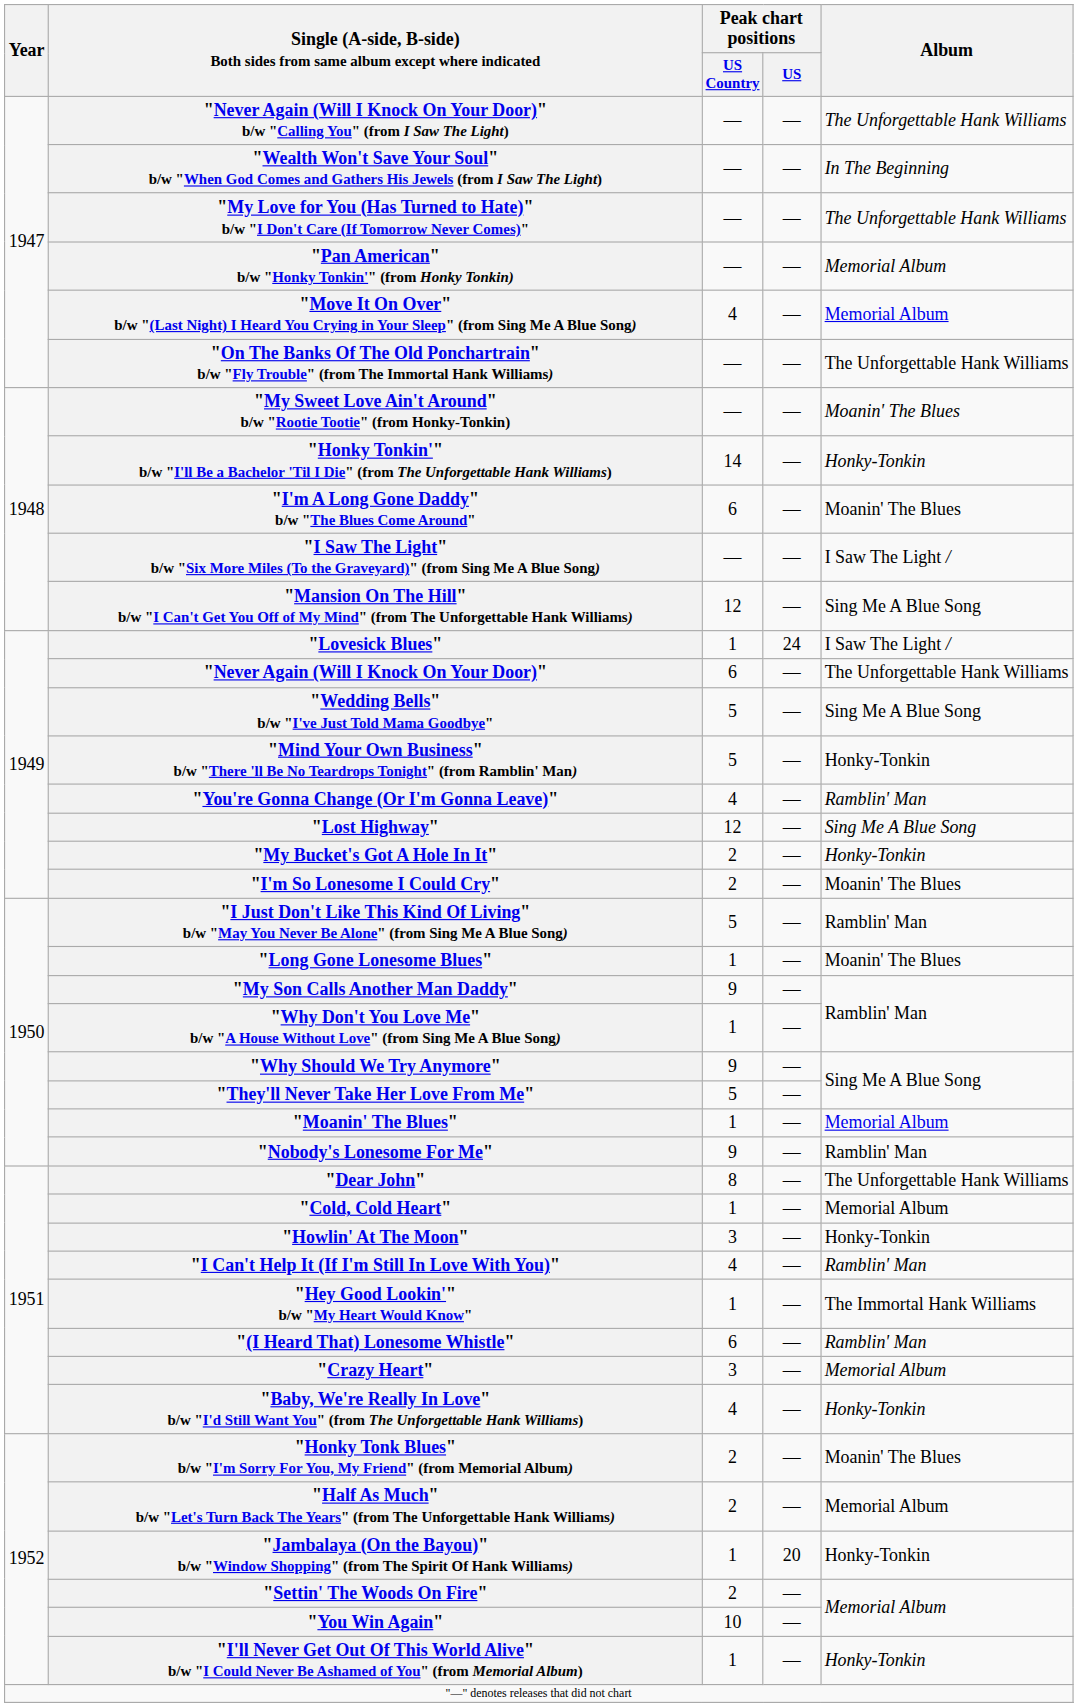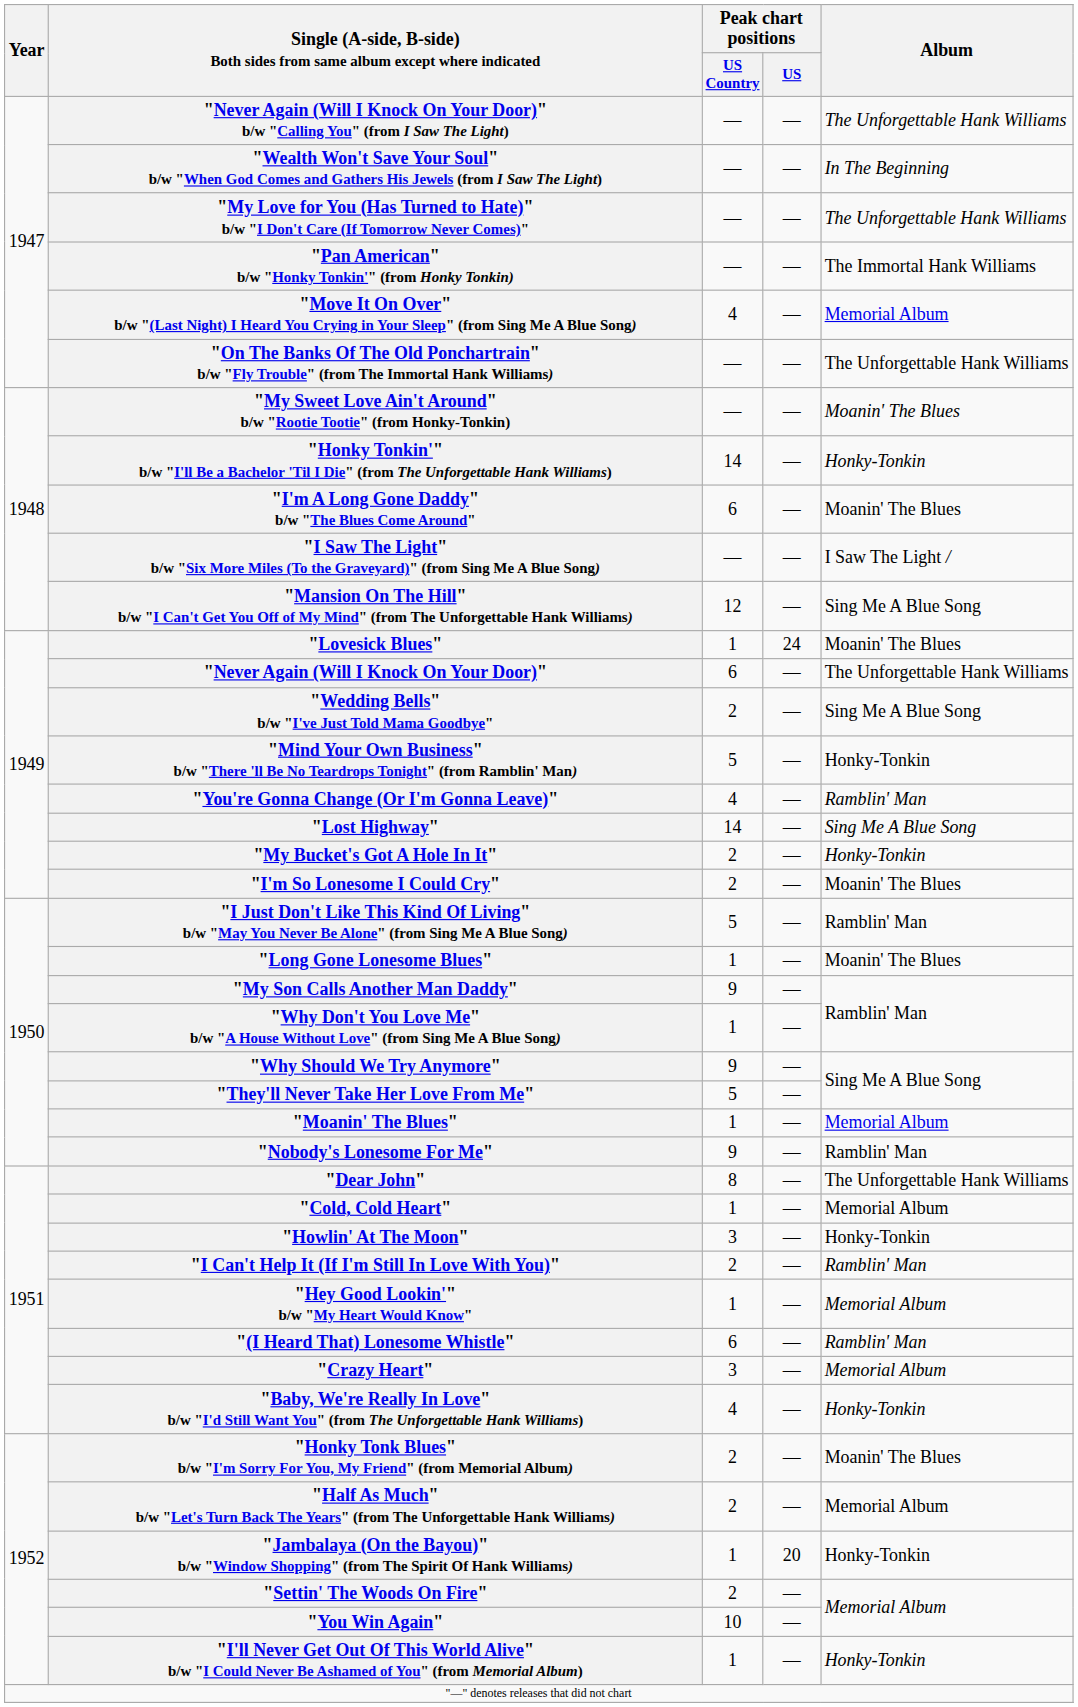(885, 266) Memorial Album -> (930, 266) The Immortal Hank Williams
(888, 644) I Saw The Light / -> (893, 644) Moanin' The Blues
(733, 711) 5 -> (733, 711) 2
(733, 826) 12 -> (733, 826) 14
(733, 1265) 4 -> (733, 1265) 2
(930, 1303) The Immortal Hank Williams -> (885, 1303) Memorial Album
